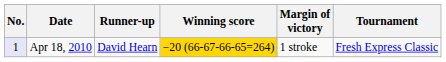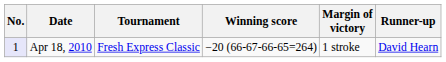columns swapped: (387, 21) <-> (127, 21)
(219, 47) gold background -> (261, 47) no background
